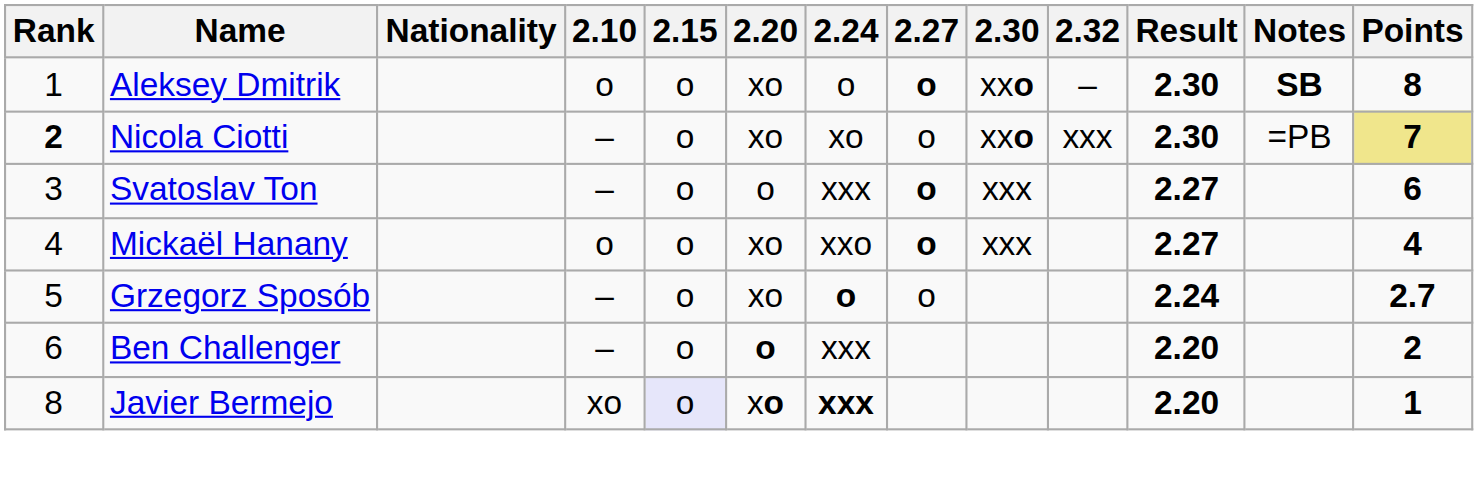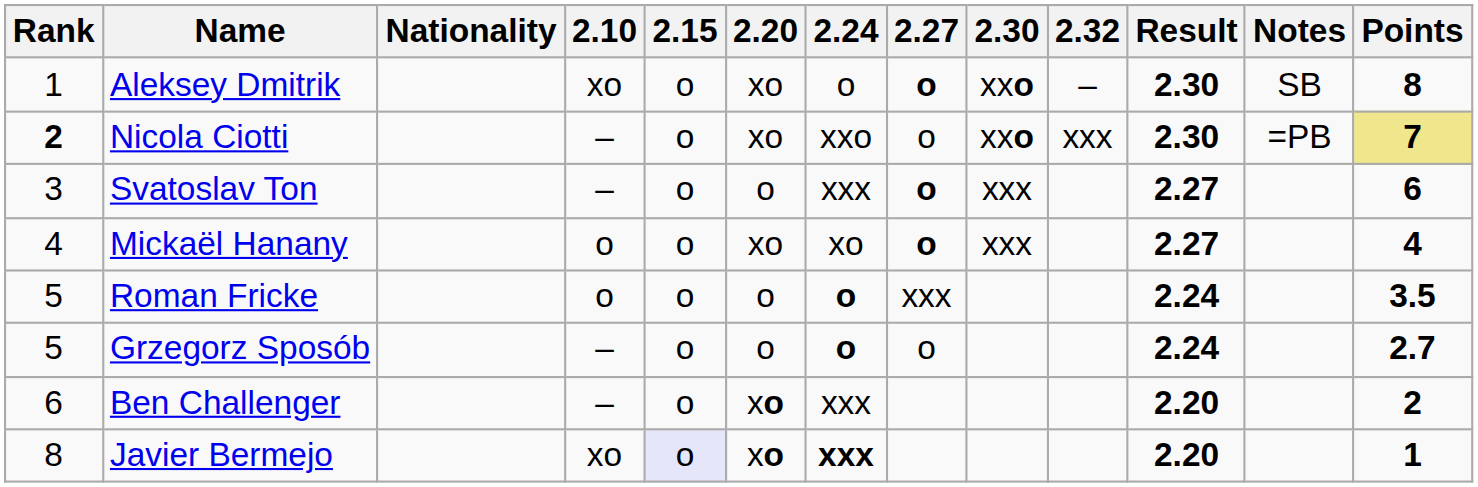(604, 84) o -> (604, 84) xo
(1300, 84) bold -> (1300, 84) normal
(846, 137) xo -> (846, 137) xxo
(846, 243) xxo -> (846, 243) xo
+ row: (214, 296)
(765, 296) xo -> (765, 349) o
(765, 349) o -> (765, 402) xo
